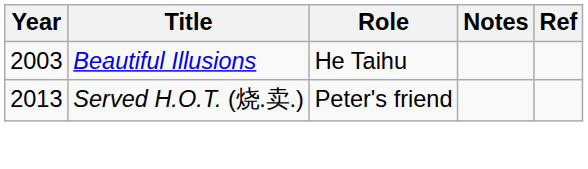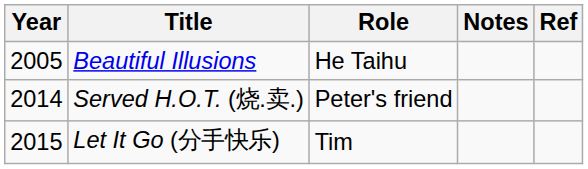(36, 60) 2003 -> (36, 60) 2005
(36, 99) 2013 -> (36, 99) 2014
+ row: (177, 140)
